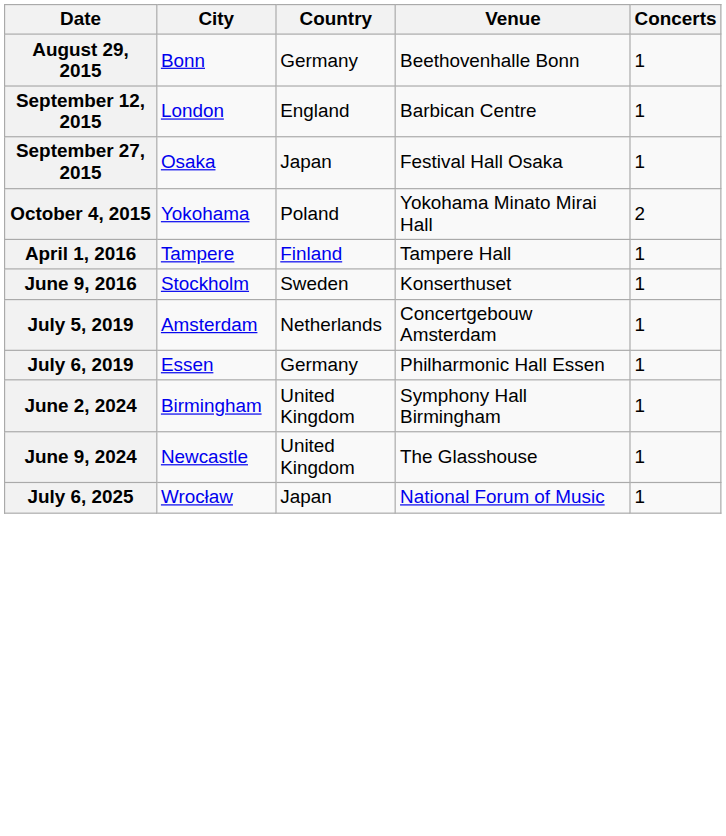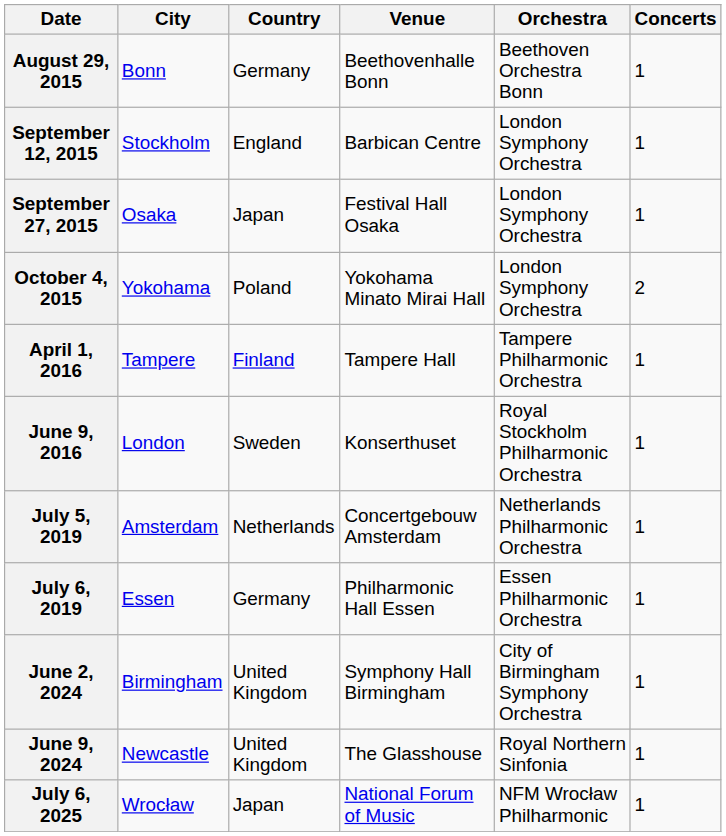+ column: (562, 19)
(192, 111) London -> (166, 143) Stockholm
(205, 284) Stockholm -> (153, 443) London
